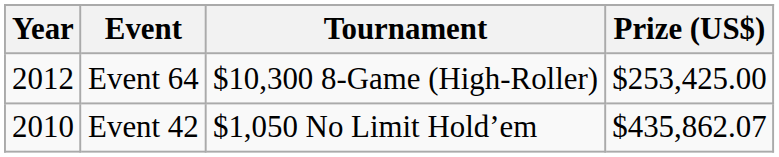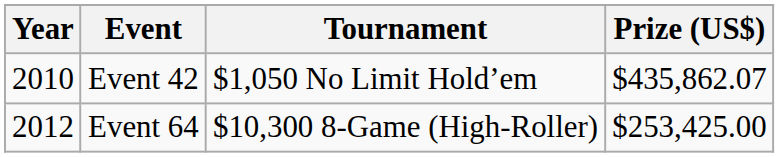rows swapped: (143, 126) <-> (143, 77)
